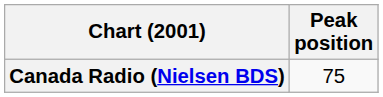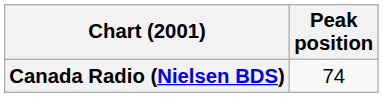(334, 75) 75 -> (334, 75) 74
